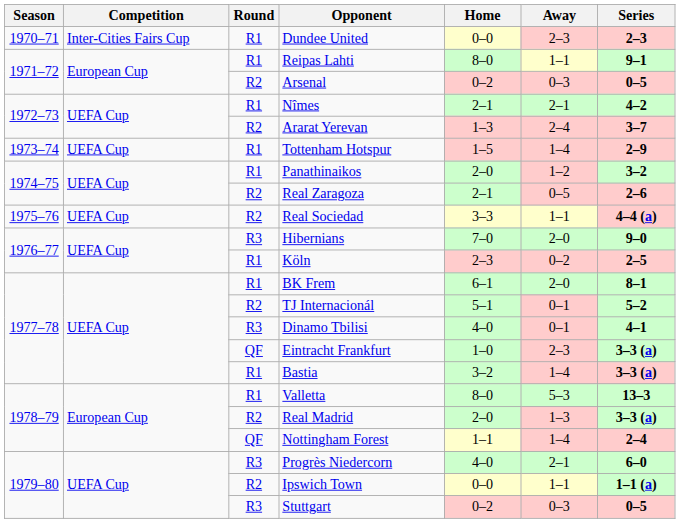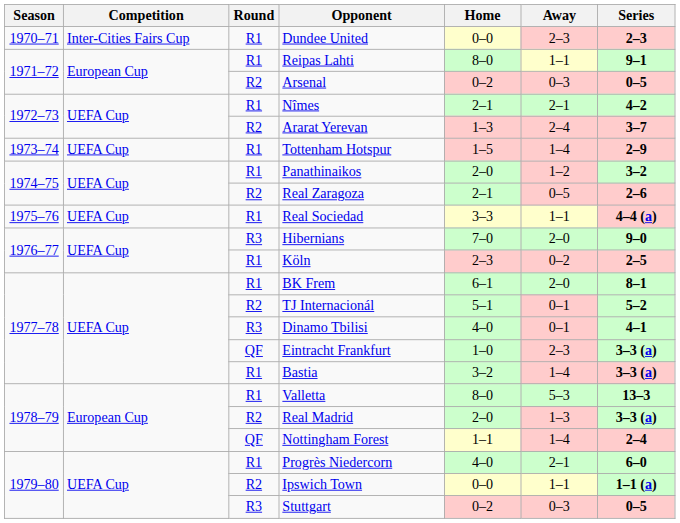(254, 216) R2 -> (254, 216) R1
(254, 462) R3 -> (254, 462) R1
